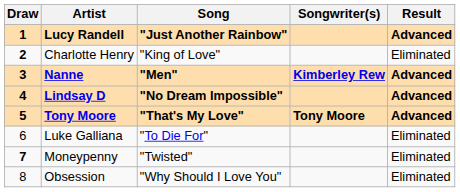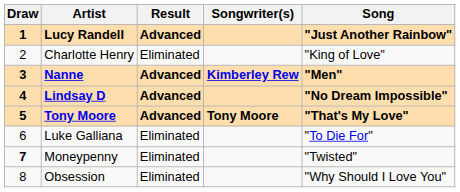columns swapped: (214, 14) <-> (422, 14)
(23, 55) bold -> (23, 55) normal
